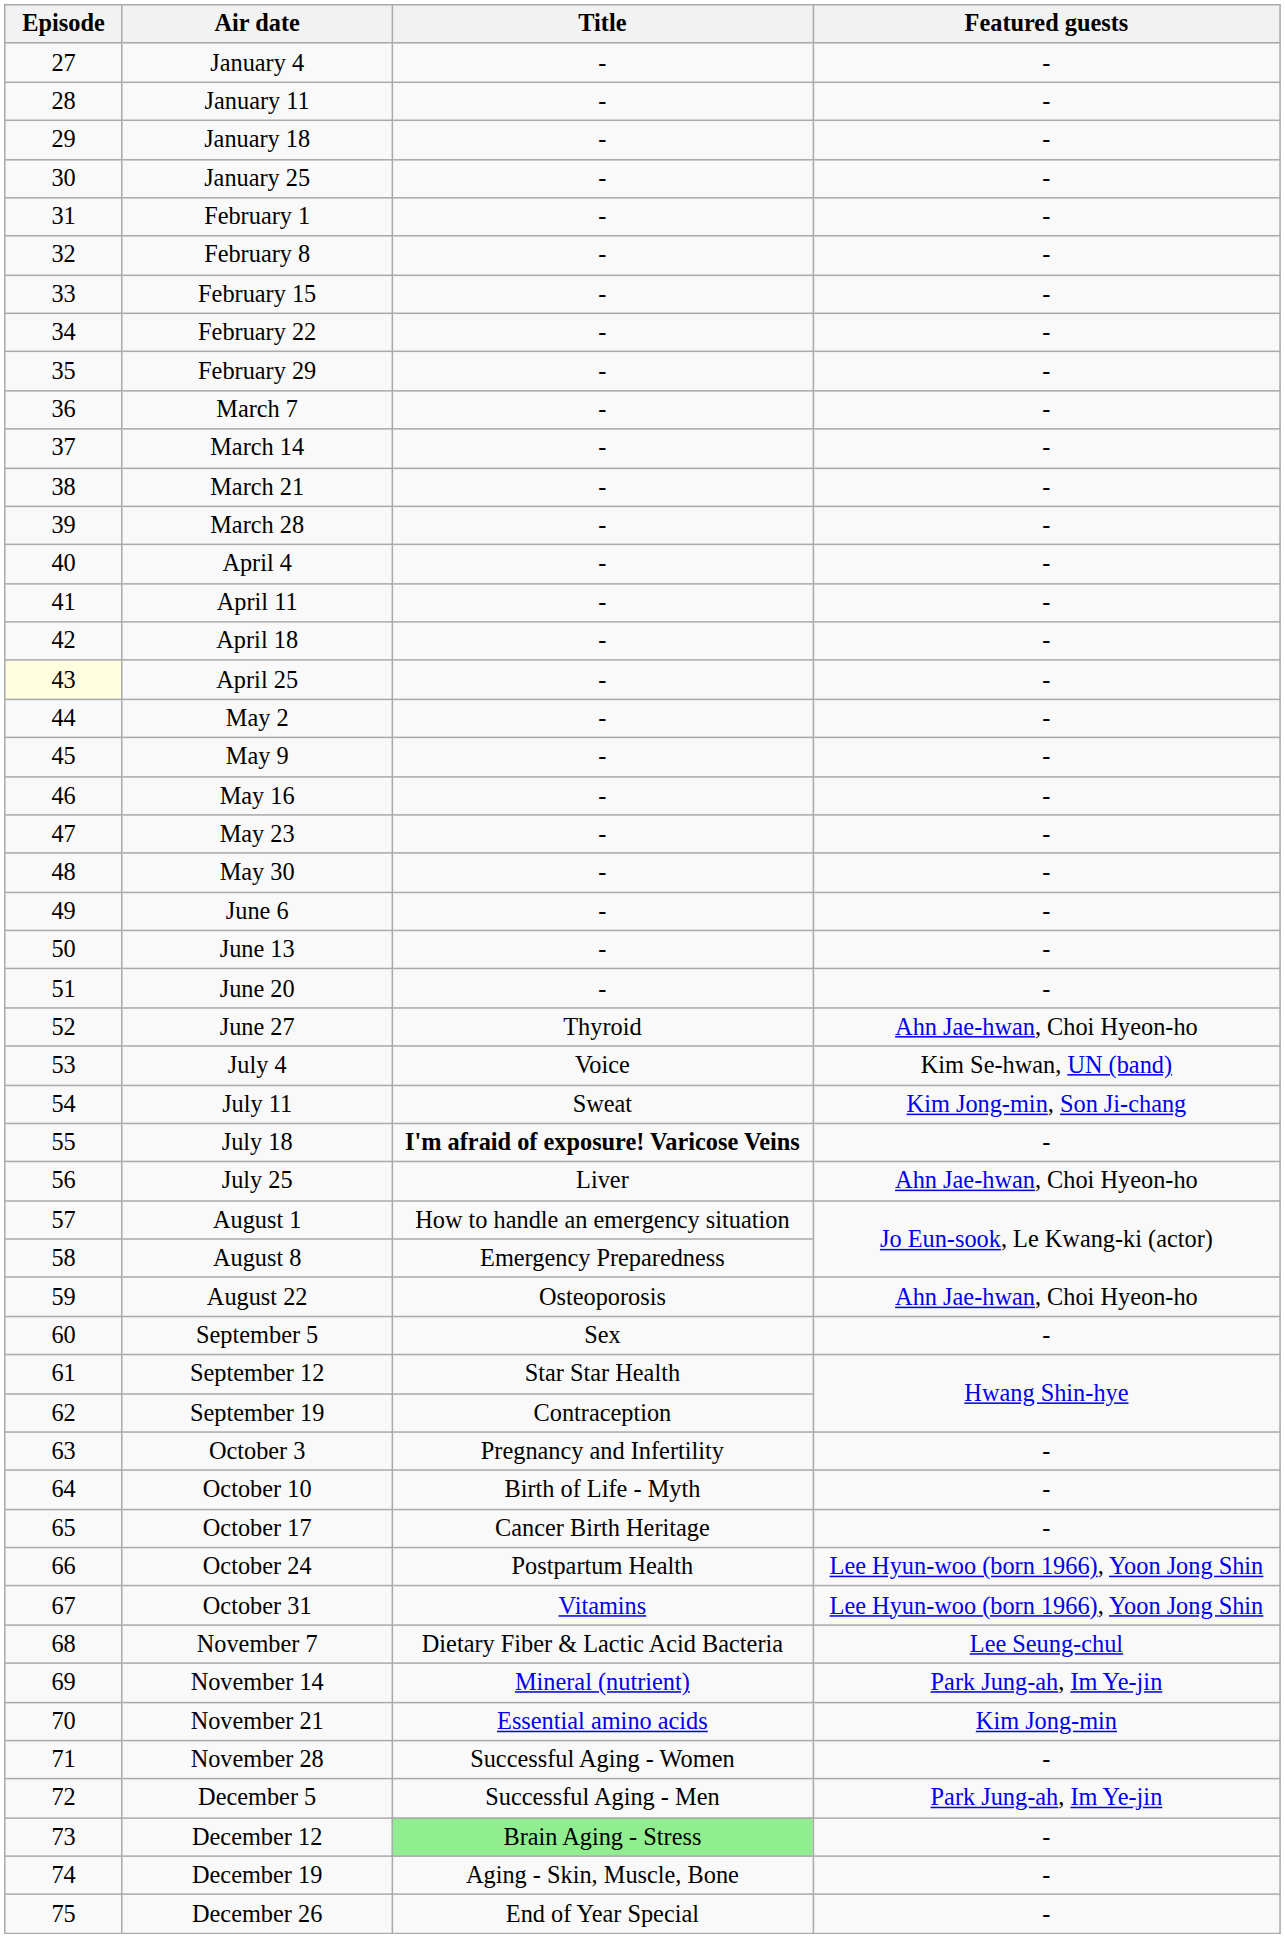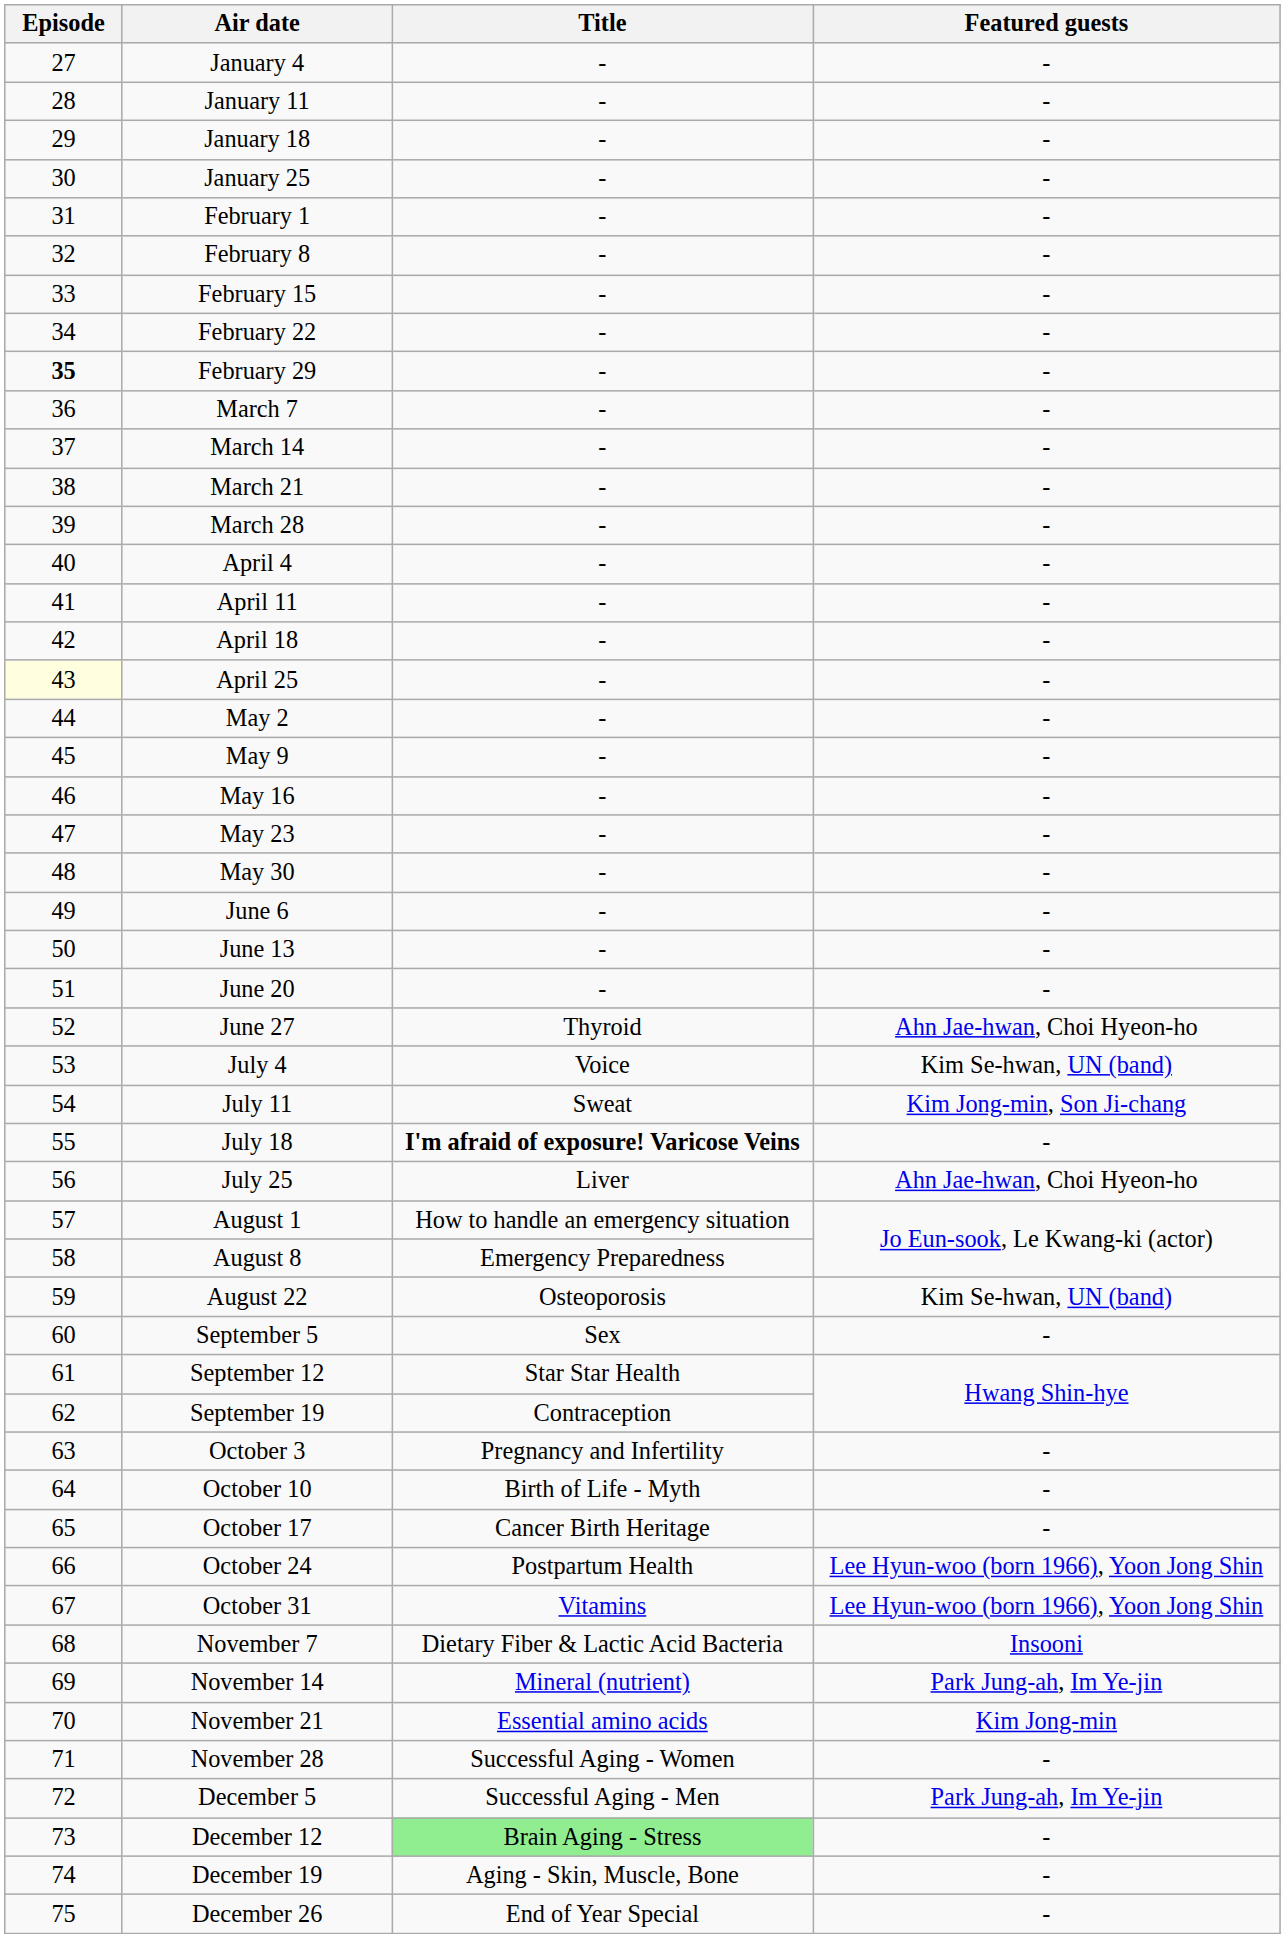(64, 370) normal -> (64, 370) bold
(1046, 1296) Ahn Jae-hwan, Choi Hyeon-ho -> (1046, 1296) Kim Se-hwan, UN (band)
(1046, 1643) Lee Seung-chul -> (1046, 1643) Insooni
